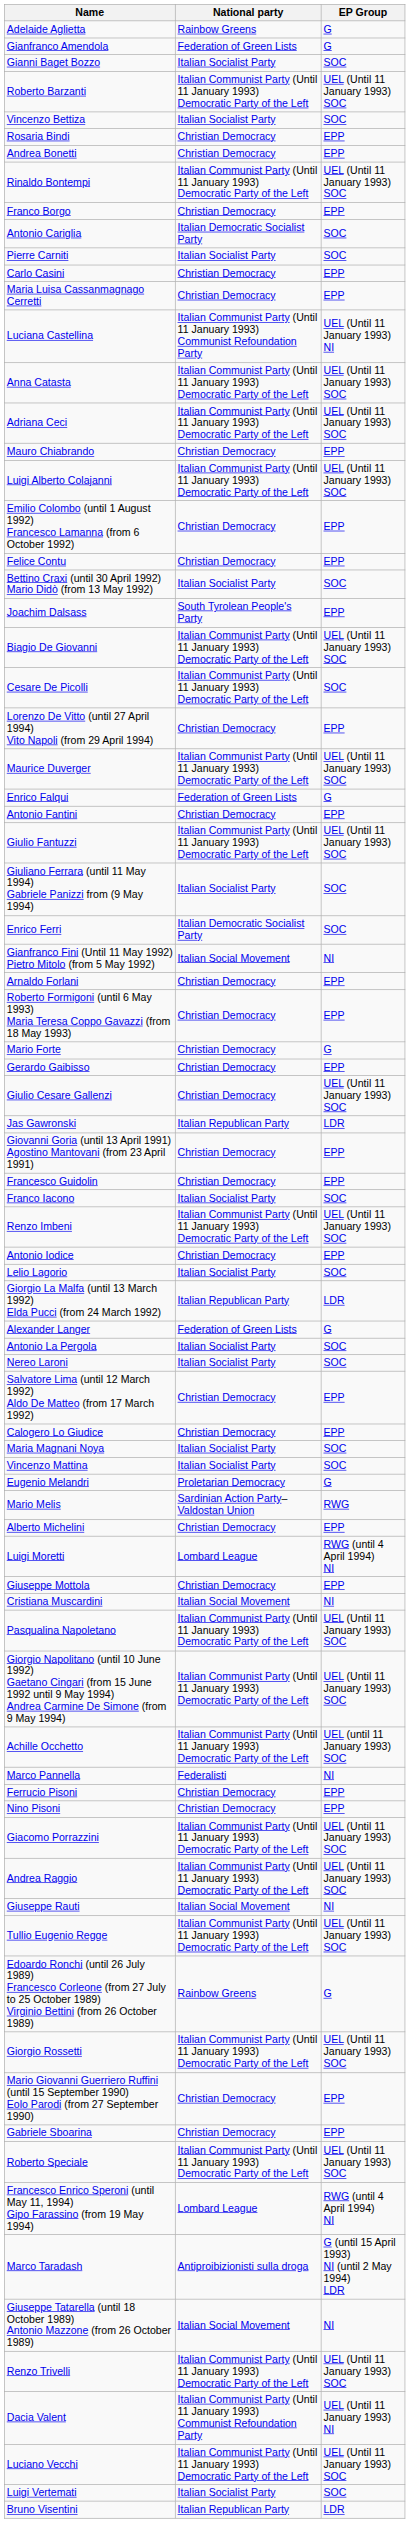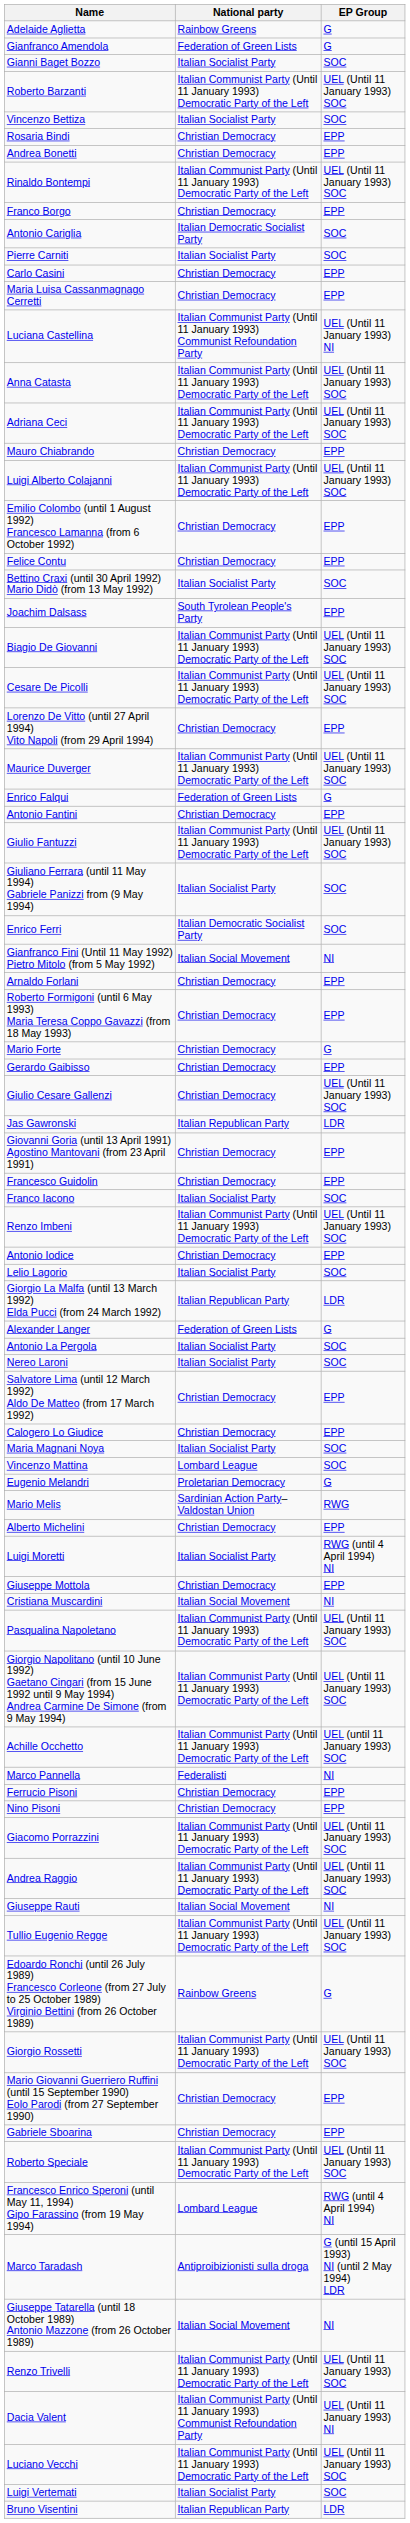(335, 688) SOC -> (357, 688) UEL (Until 11 January 1993) SOC
(227, 1465) Italian Socialist Party -> (218, 1465) Lombard League
(218, 1556) Lombard League -> (227, 1556) Italian Socialist Party
